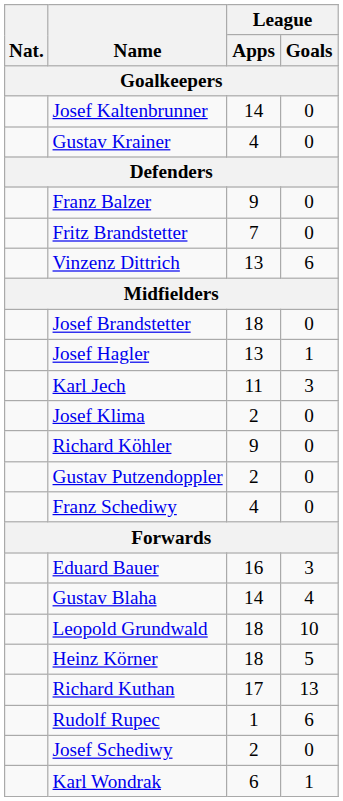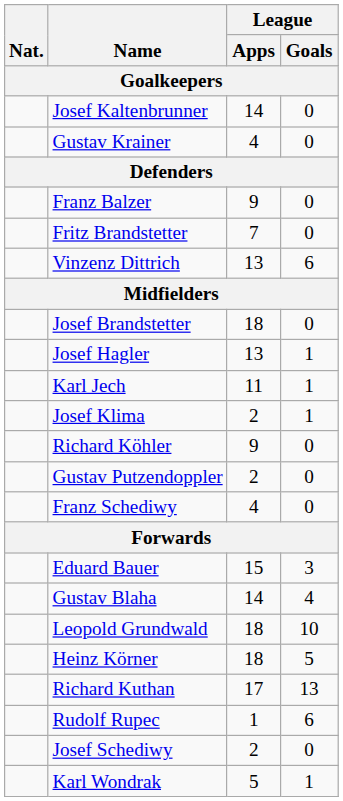(309, 385) 3 -> (309, 385) 1
(309, 415) 0 -> (309, 415) 1
(254, 567) 16 -> (254, 567) 15
(254, 780) 6 -> (254, 780) 5
